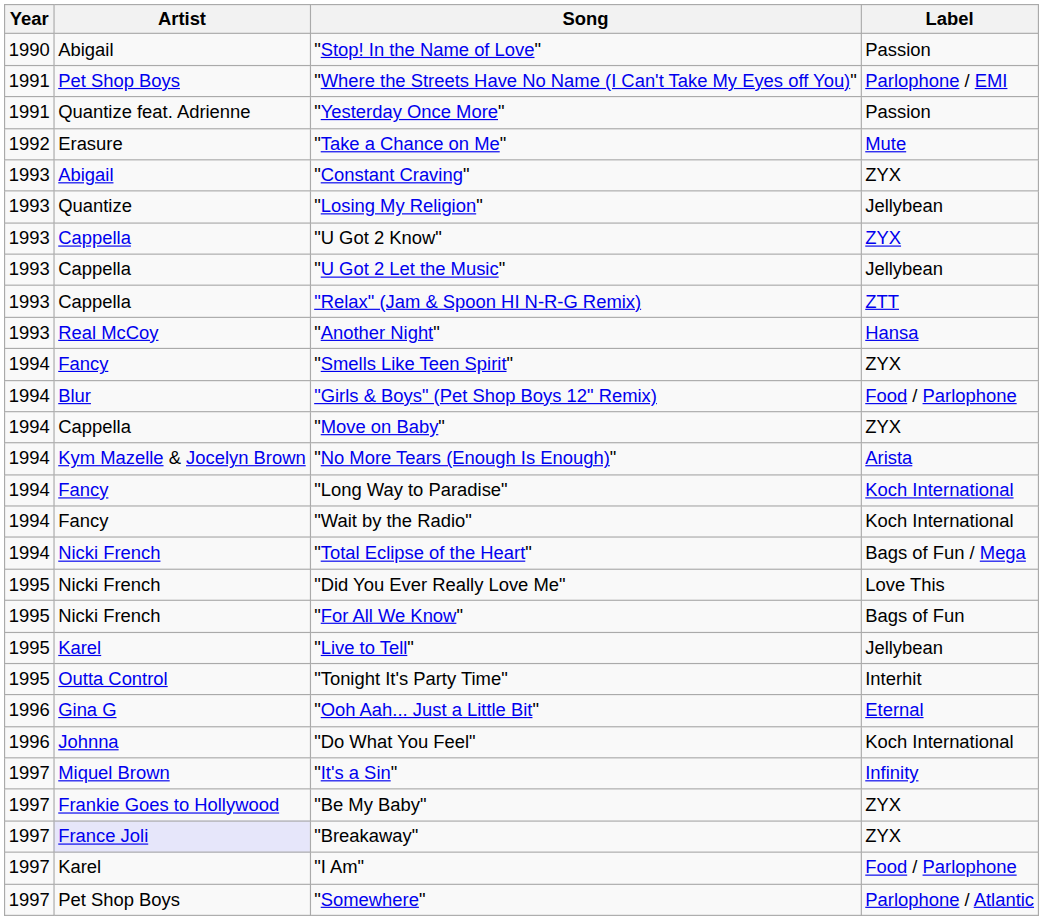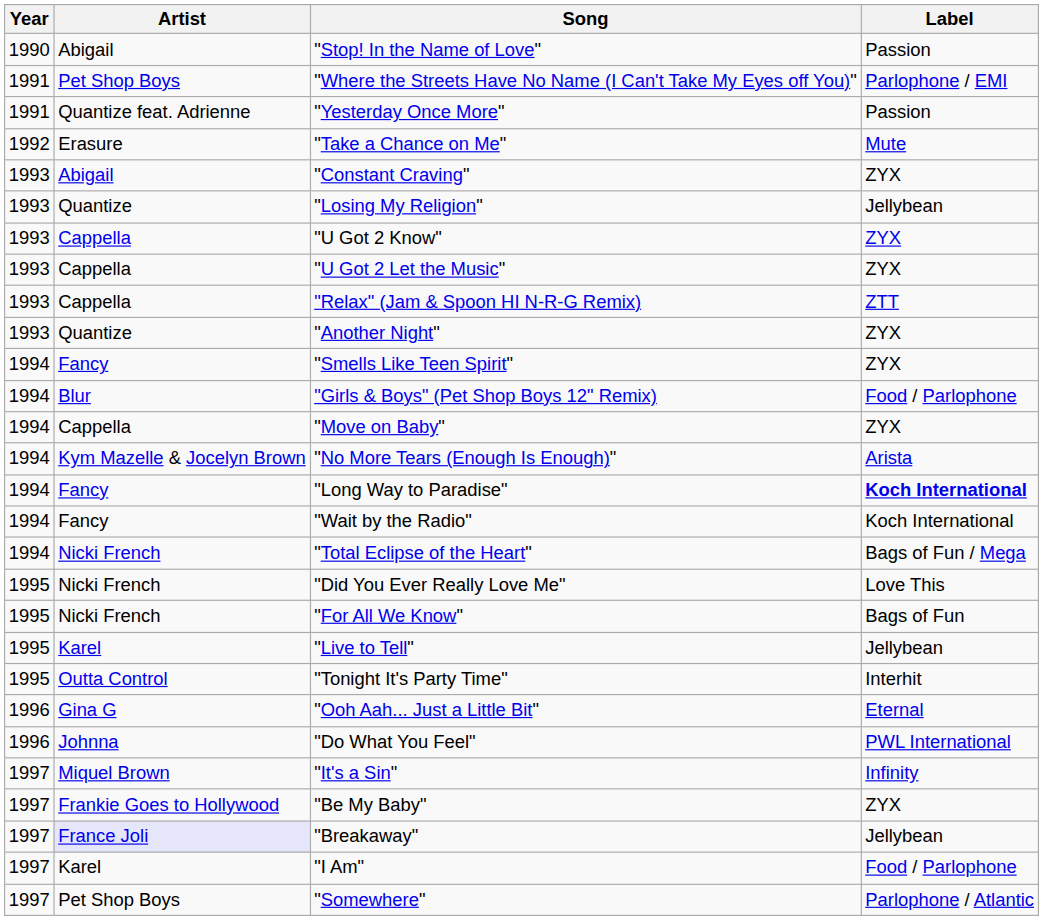(904, 269) Jellybean -> (883, 269) ZYX
(108, 332) Real McCoy -> (95, 332) Quantize
(892, 332) Hansa -> (883, 332) ZYX
(939, 490) normal -> (946, 490) bold
(939, 742) Koch International -> (938, 742) PWL International
(883, 836) ZYX -> (904, 836) Jellybean
